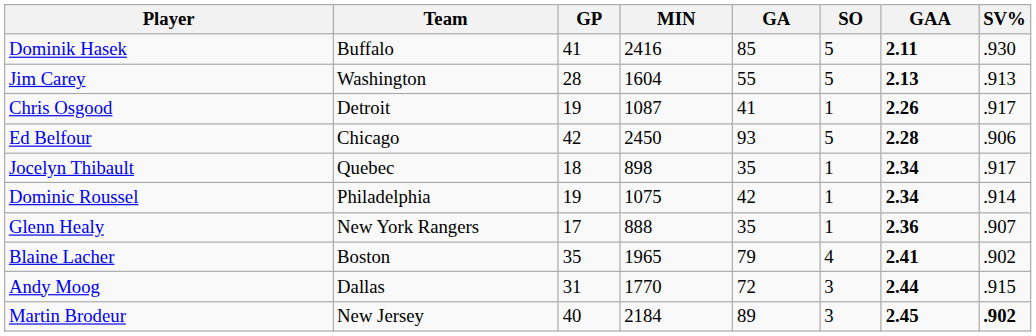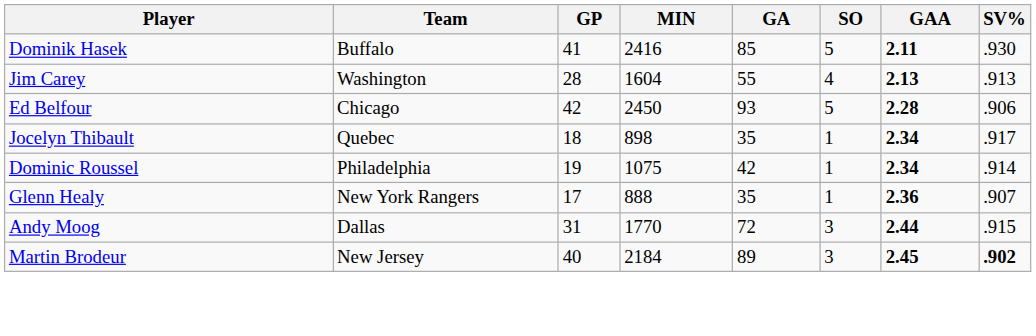(829, 78) 5 -> (829, 78) 4
- row: (61, 108)
- row: (62, 256)
